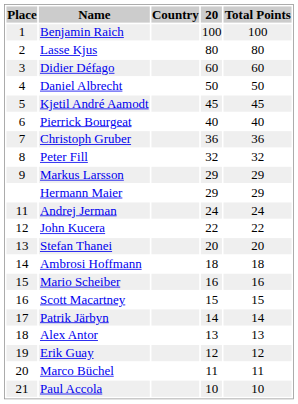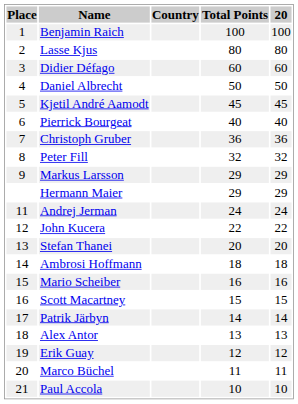columns swapped: (258, 14) <-> (212, 14)
